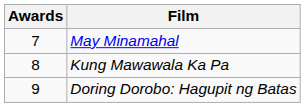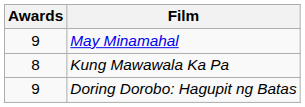(36, 41) 7 -> (36, 41) 9
